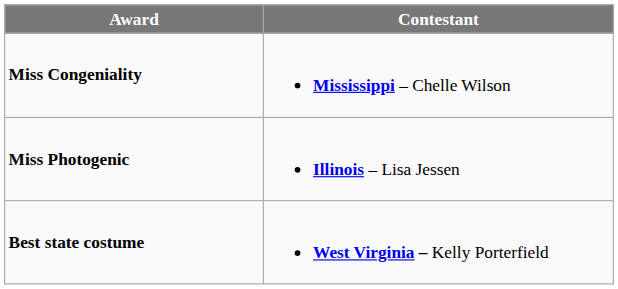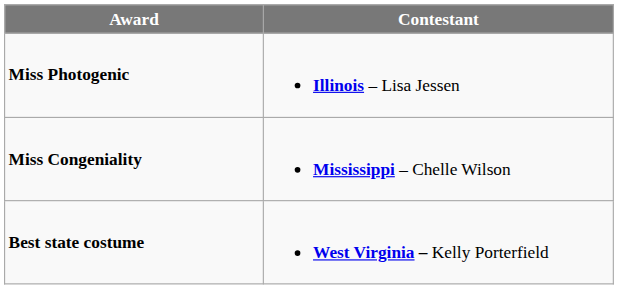rows swapped: (75, 75) <-> (69, 158)
